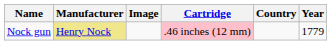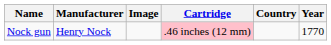(83, 31) khaki background -> (83, 31) no background
(313, 31) 1779 -> (313, 31) 1770
